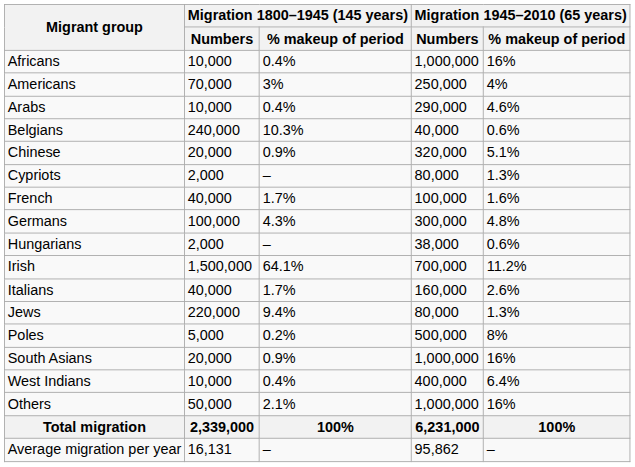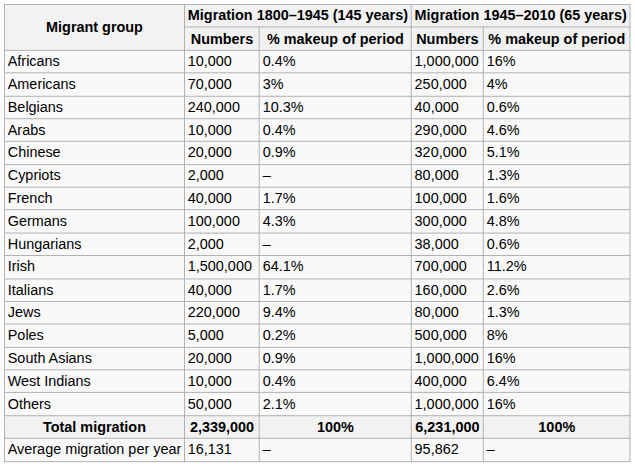rows swapped: (27, 107) <-> (35, 130)
